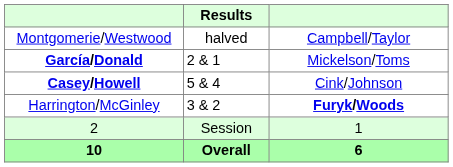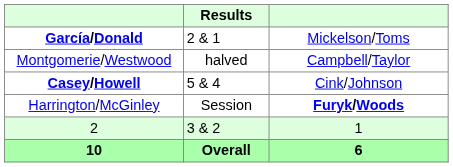rows swapped: (94, 60) <-> (94, 38)
(204, 105) 3 & 2 -> (226, 105) Session
(226, 128) Session -> (204, 128) 3 & 2
